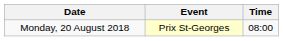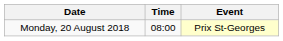columns swapped: (261, 12) <-> (194, 12)
